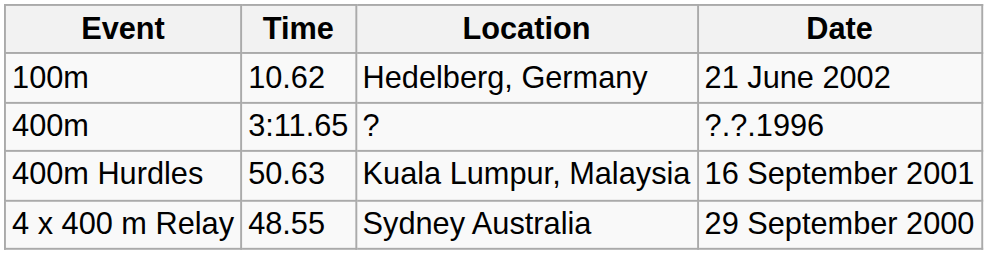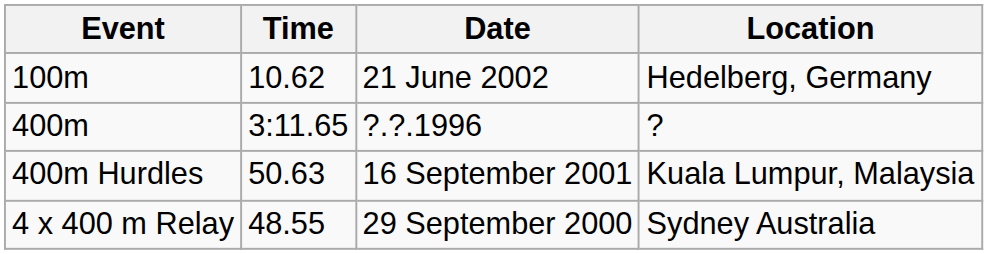columns swapped: (840, 28) <-> (526, 28)
